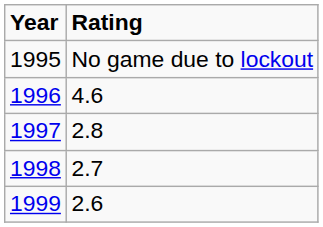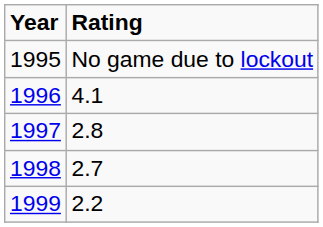(87, 95) 4.6 -> (87, 95) 4.1
(87, 204) 2.6 -> (87, 204) 2.2
